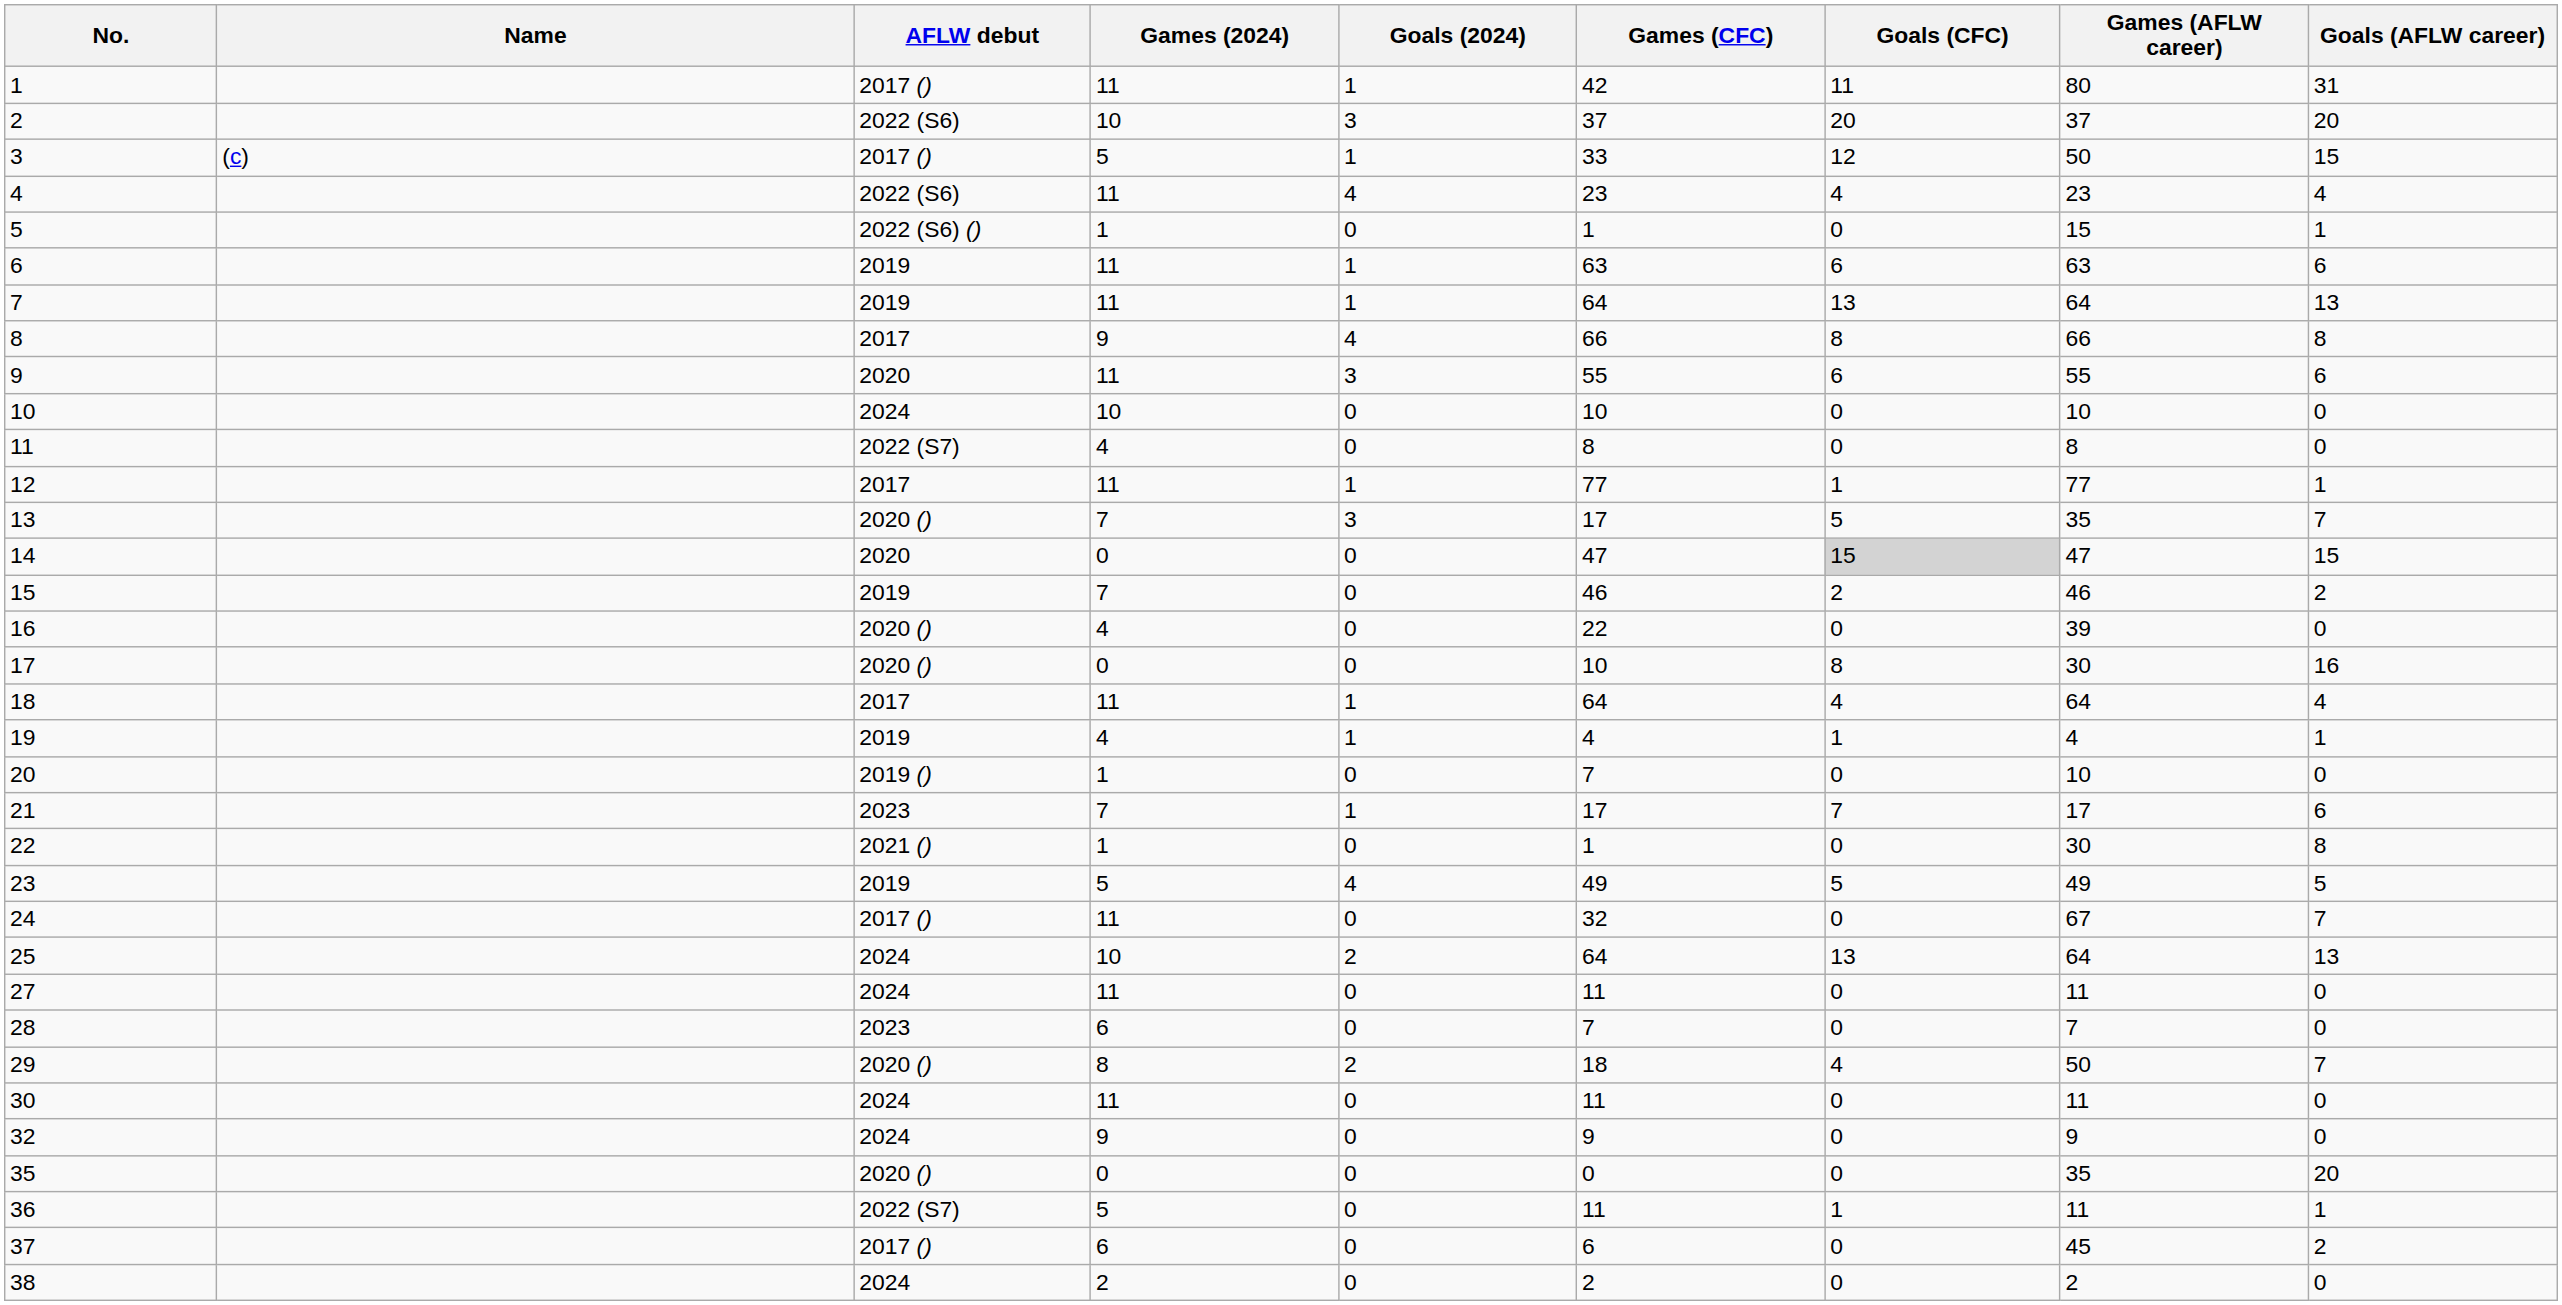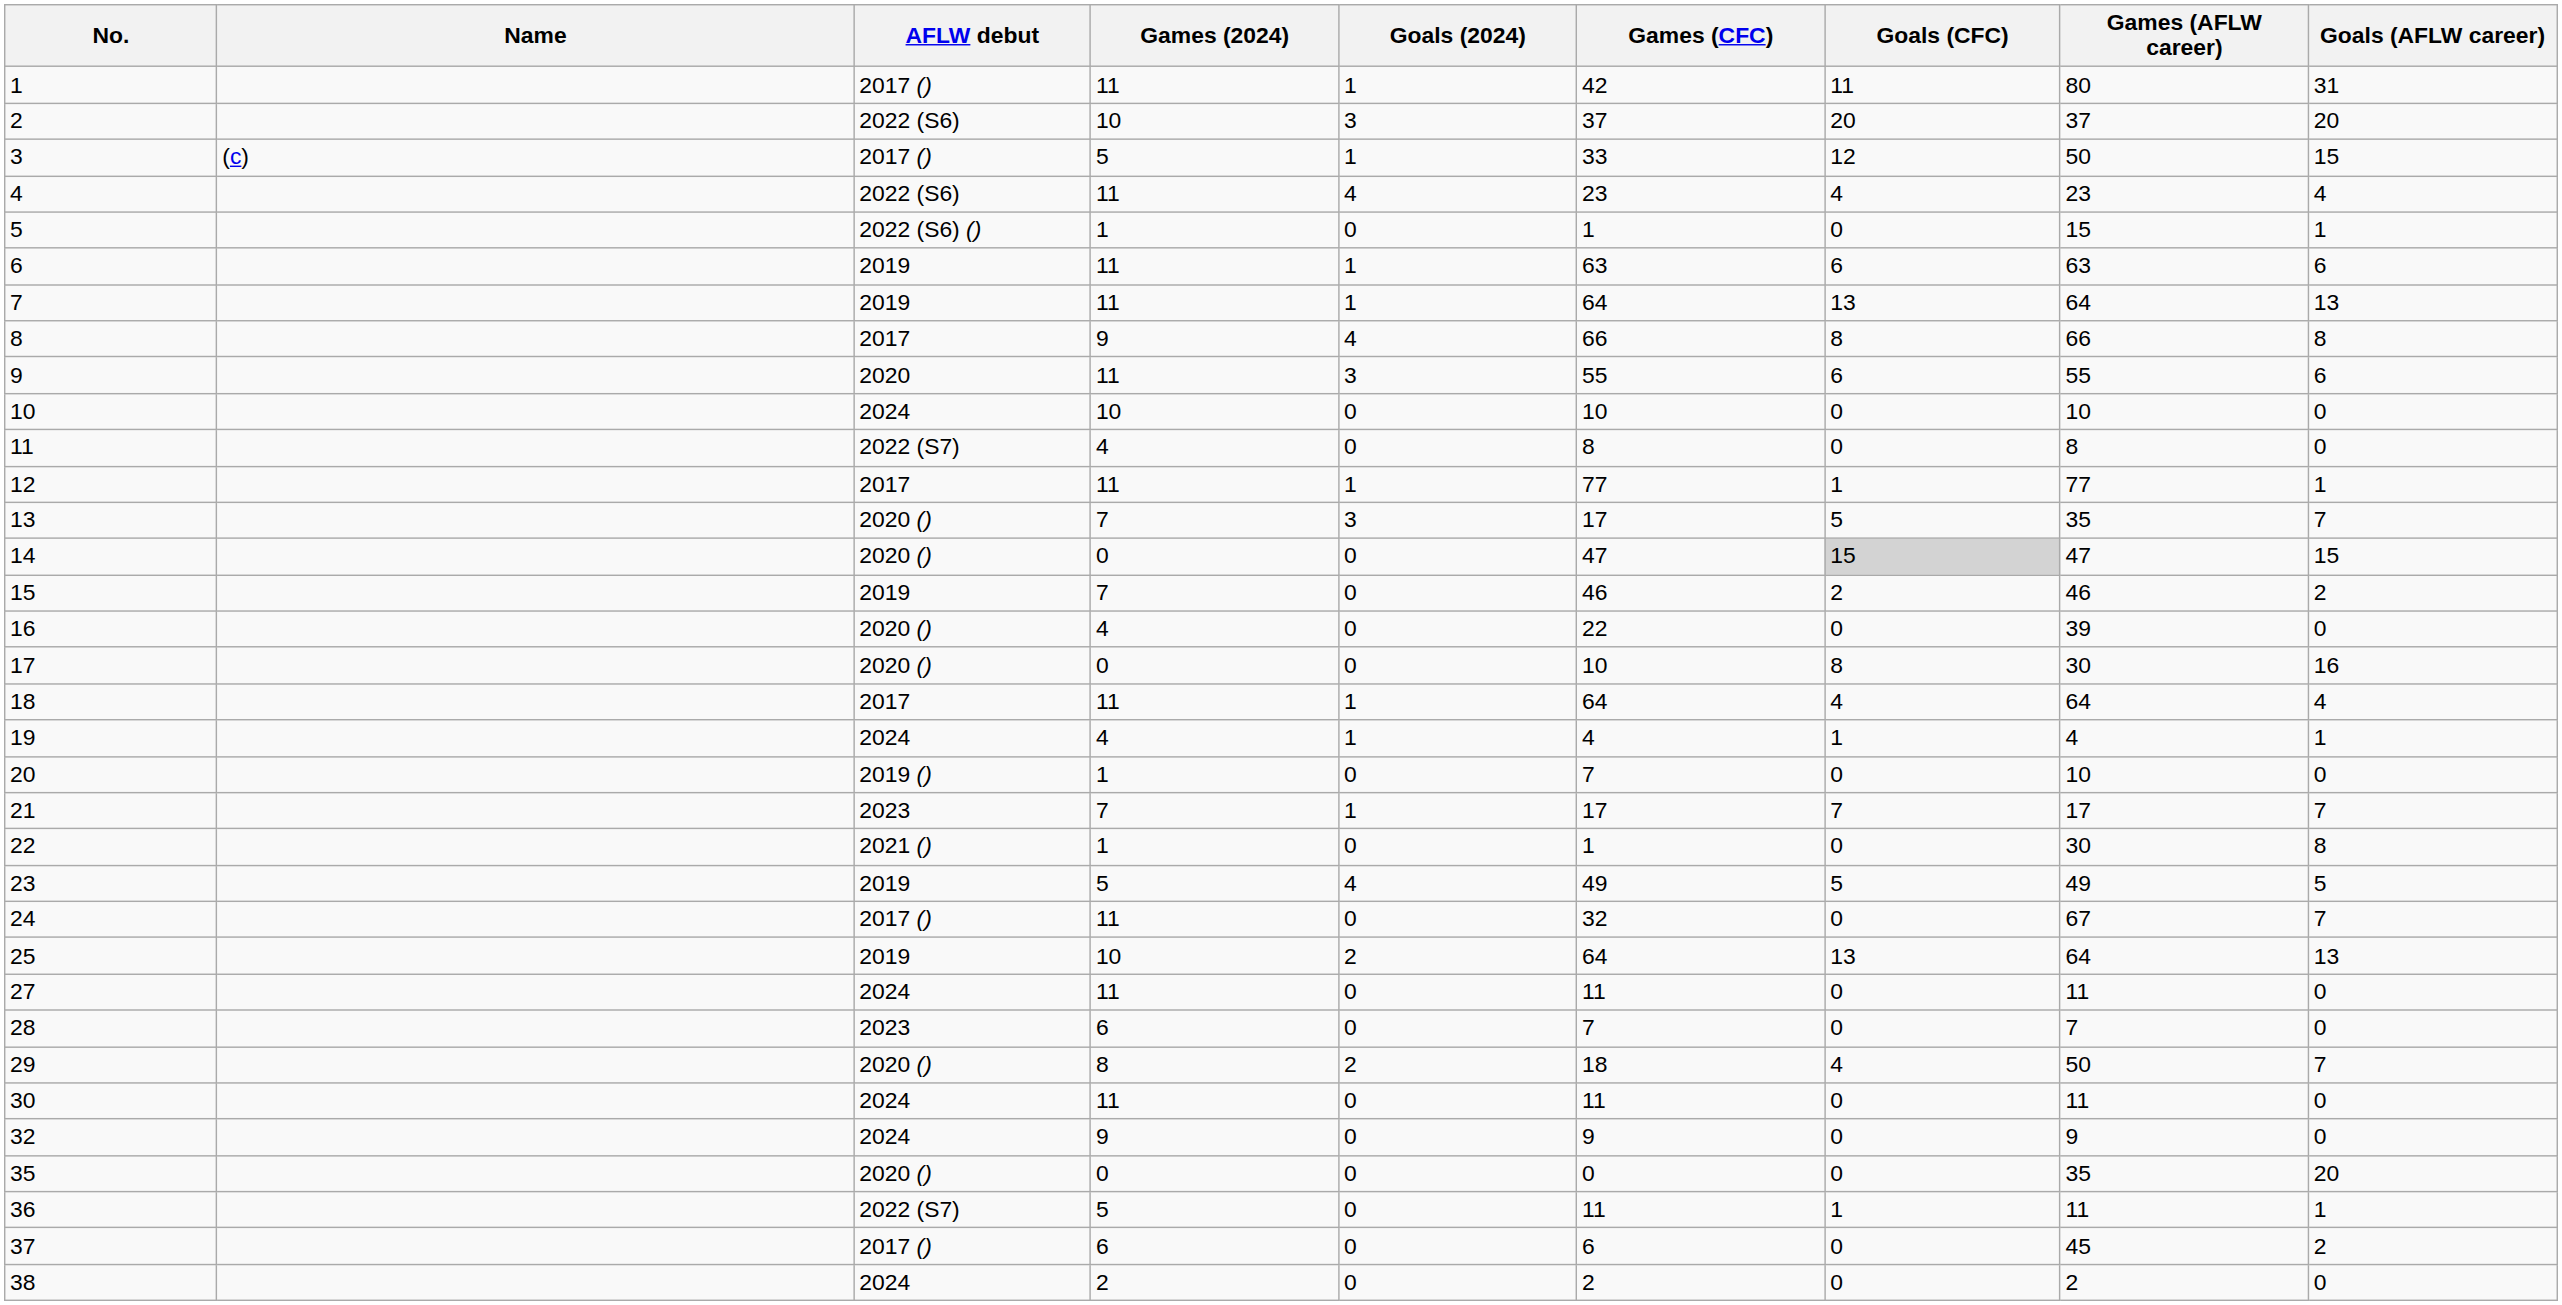(885, 556) 2020 -> (896, 556) 2020 ()
(885, 737) 2019 -> (885, 737) 2024
(2320, 810) 6 -> (2320, 810) 7
(885, 955) 2024 -> (885, 955) 2019
